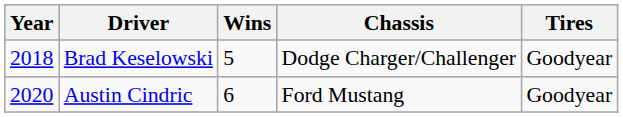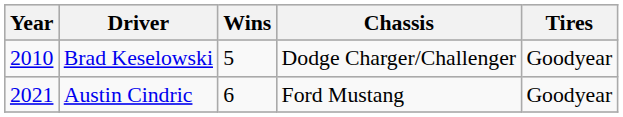(32, 57) 2018 -> (32, 57) 2010
(32, 93) 2020 -> (32, 93) 2021
